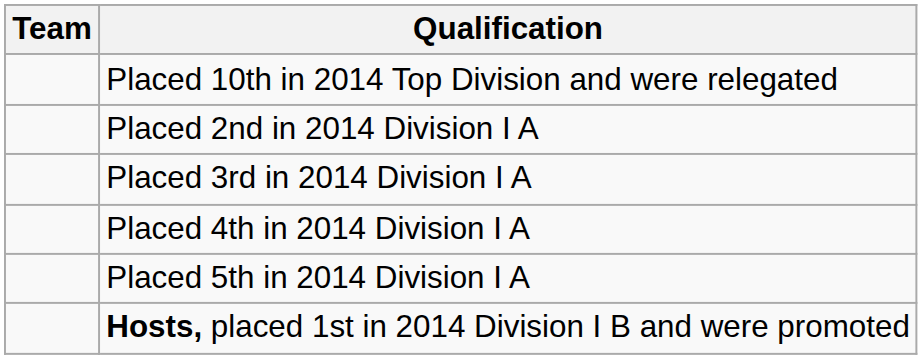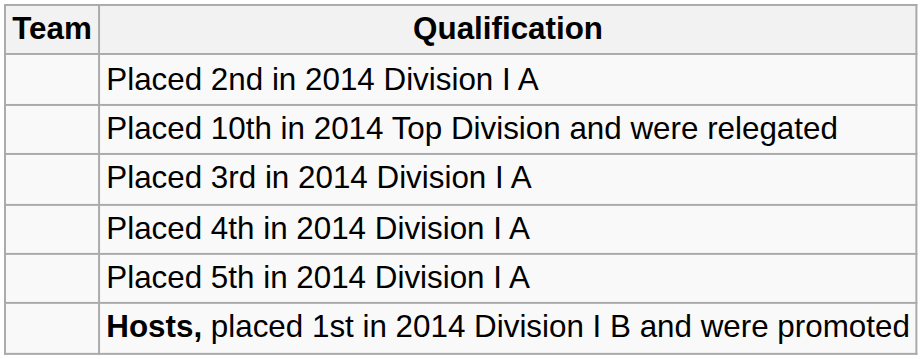rows swapped: (472, 79) <-> (322, 128)
